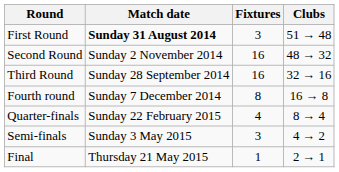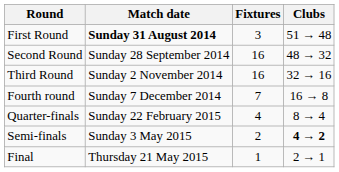(155, 55) Sunday 2 November 2014 -> (159, 55) Sunday 28 September 2014
(159, 75) Sunday 28 September 2014 -> (155, 75) Sunday 2 November 2014
(258, 95) 8 -> (258, 95) 7
(258, 136) 3 -> (258, 136) 2
(309, 136) normal -> (309, 136) bold
